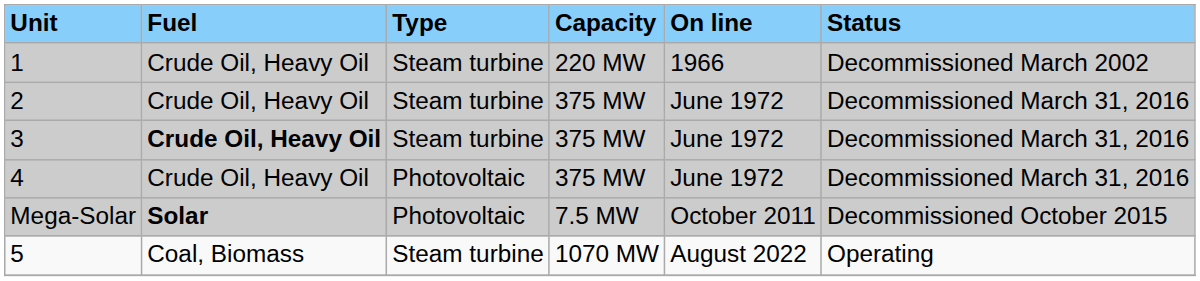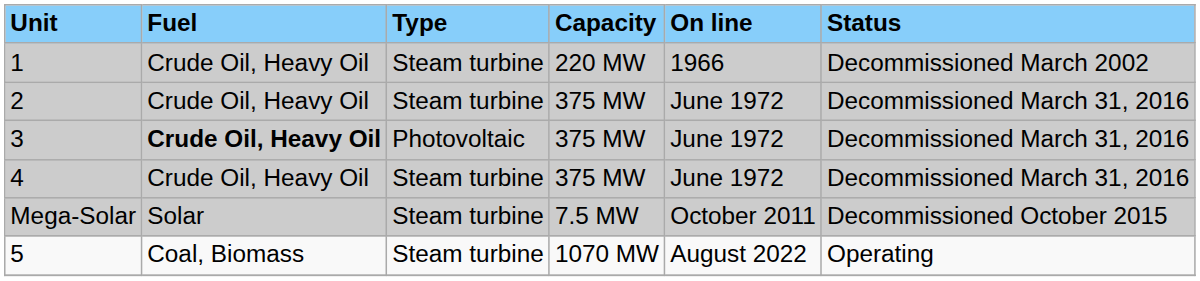(468, 139) Steam turbine -> (459, 139) Photovoltaic
(459, 178) Photovoltaic -> (468, 178) Steam turbine
(178, 216) bold -> (176, 216) normal
(459, 216) Photovoltaic -> (468, 216) Steam turbine
